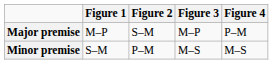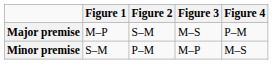(189, 31) M–P -> (189, 31) M–S
(189, 50) M–S -> (189, 50) M–P
